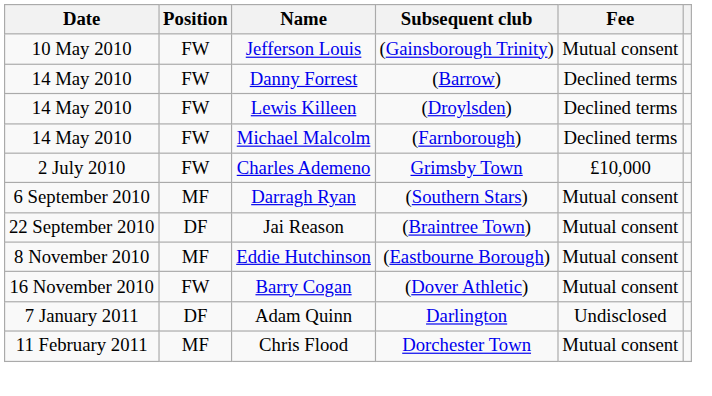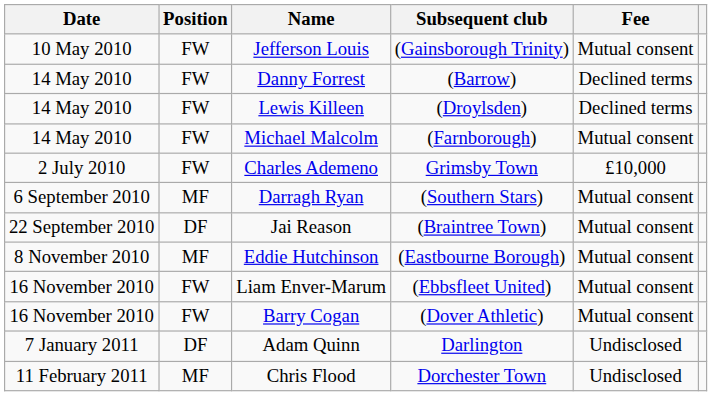(620, 138) Declined terms -> (636, 138) Mutual consent
+ row: (311, 286)
(620, 345) Mutual consent -> (636, 375) Undisclosed
